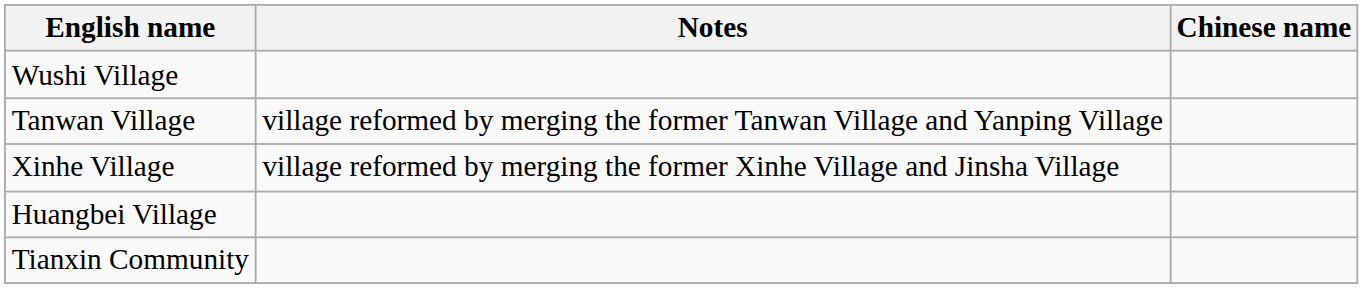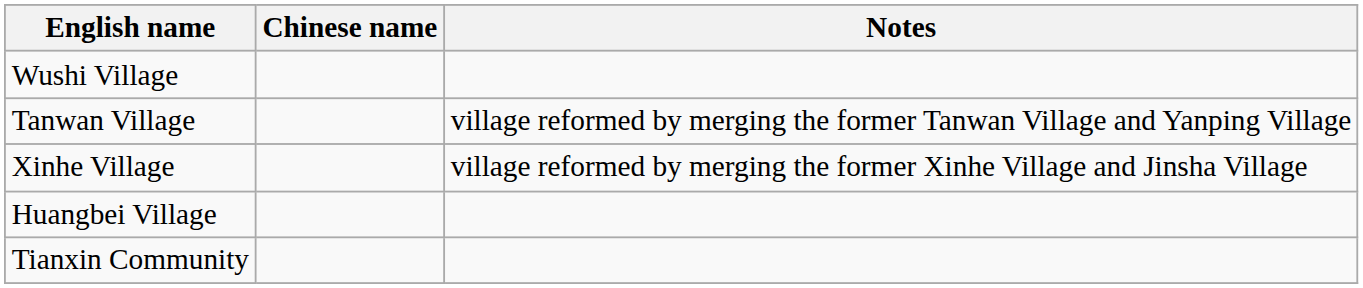columns swapped: (1264, 27) <-> (713, 27)
